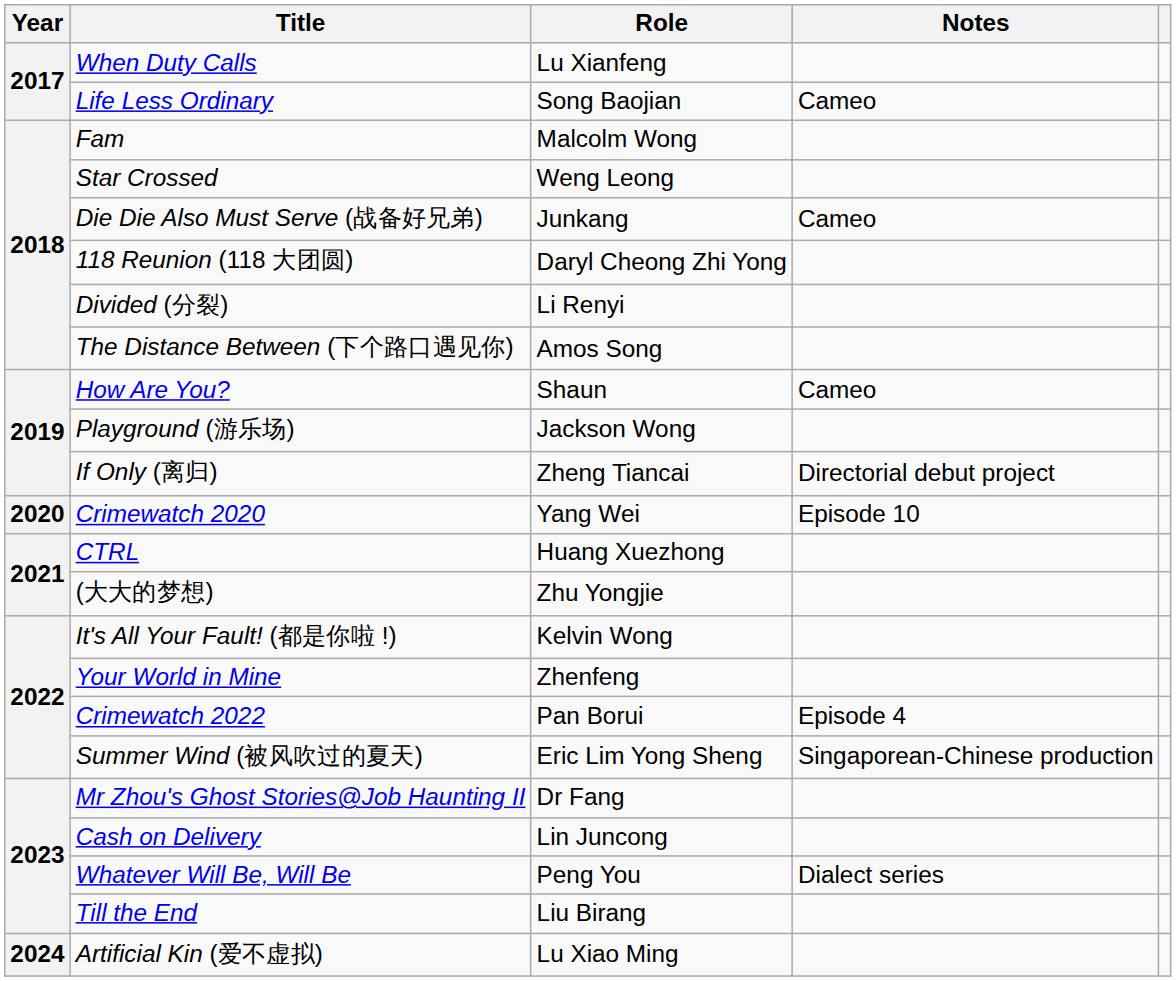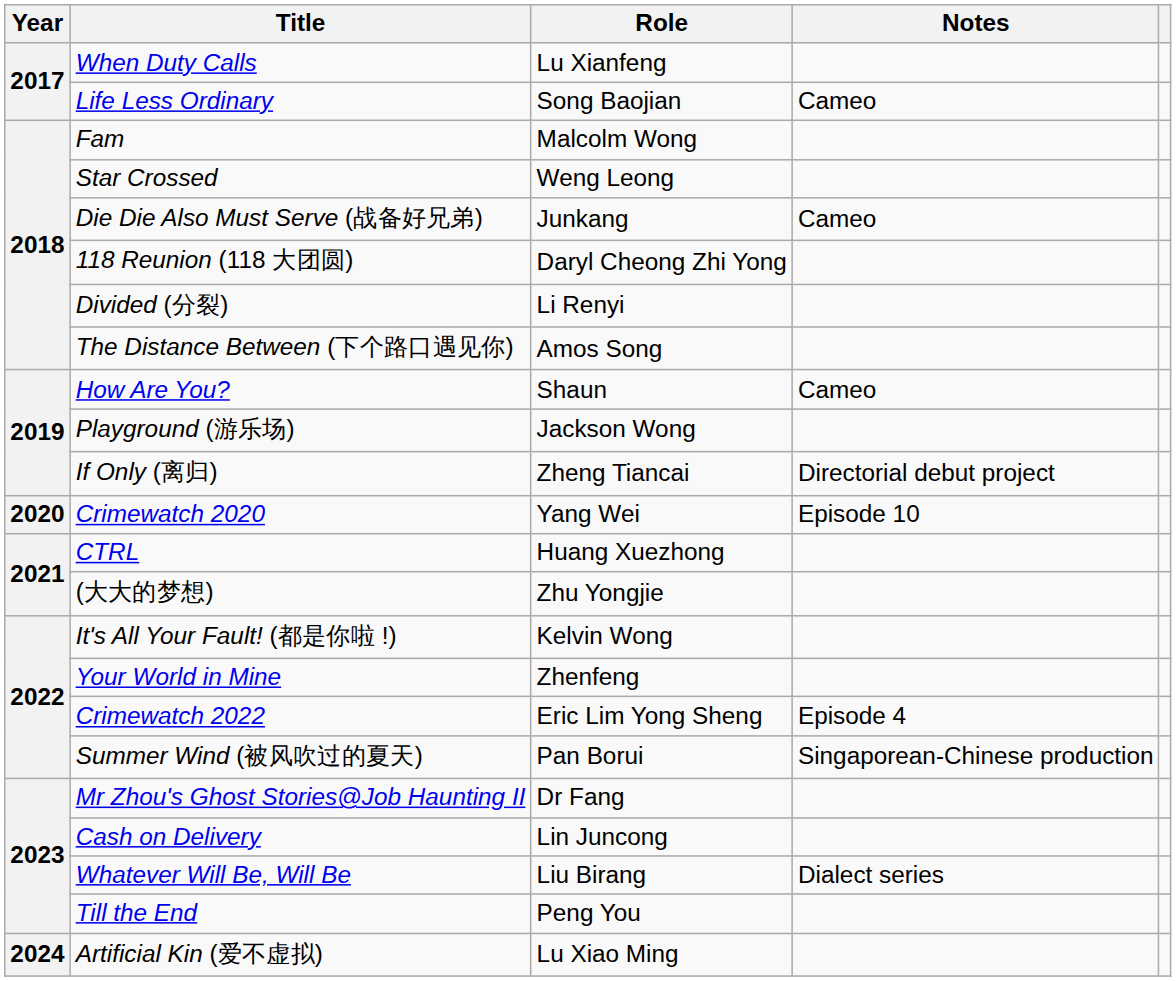(590, 715) Pan Borui -> (650, 715) Eric Lim Yong Sheng
(650, 756) Eric Lim Yong Sheng -> (590, 756) Pan Borui
(589, 874) Peng You -> (591, 874) Liu Birang
(591, 913) Liu Birang -> (589, 913) Peng You
